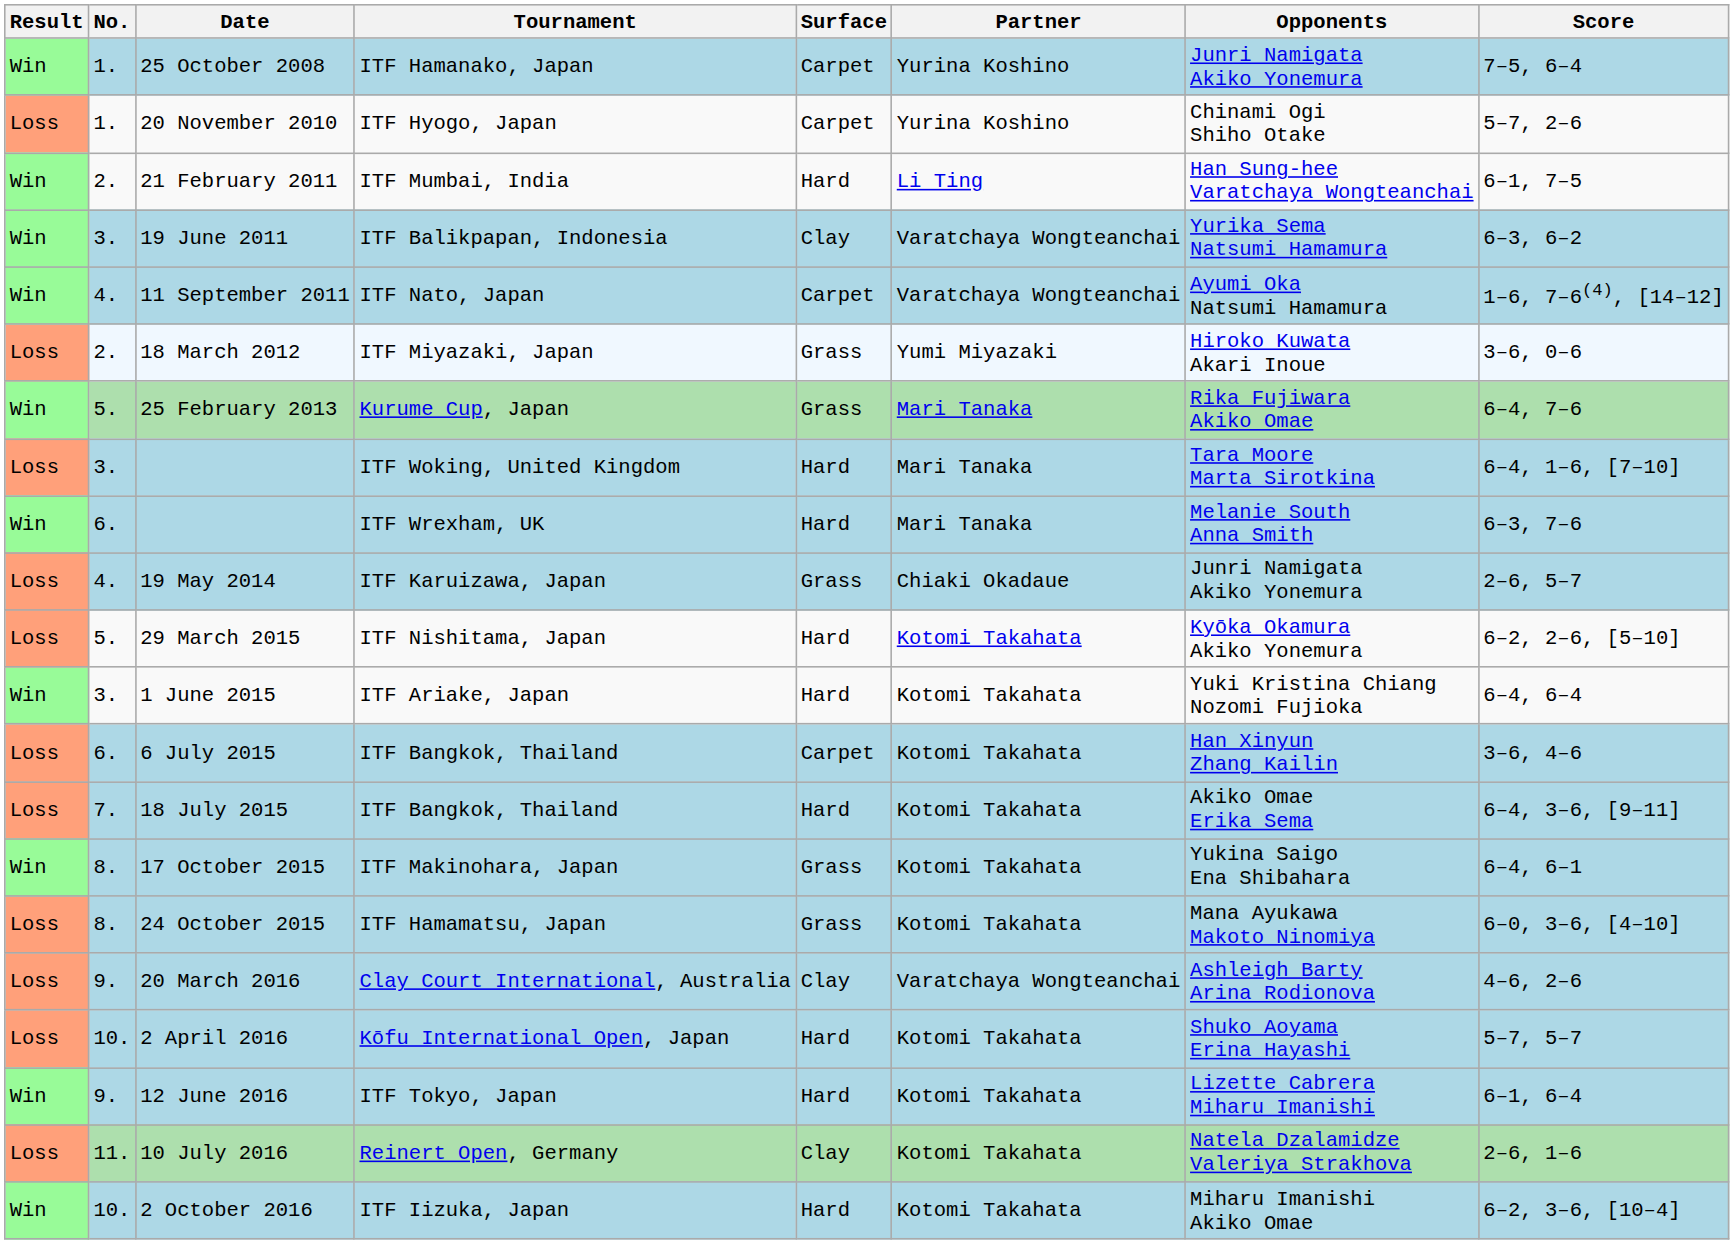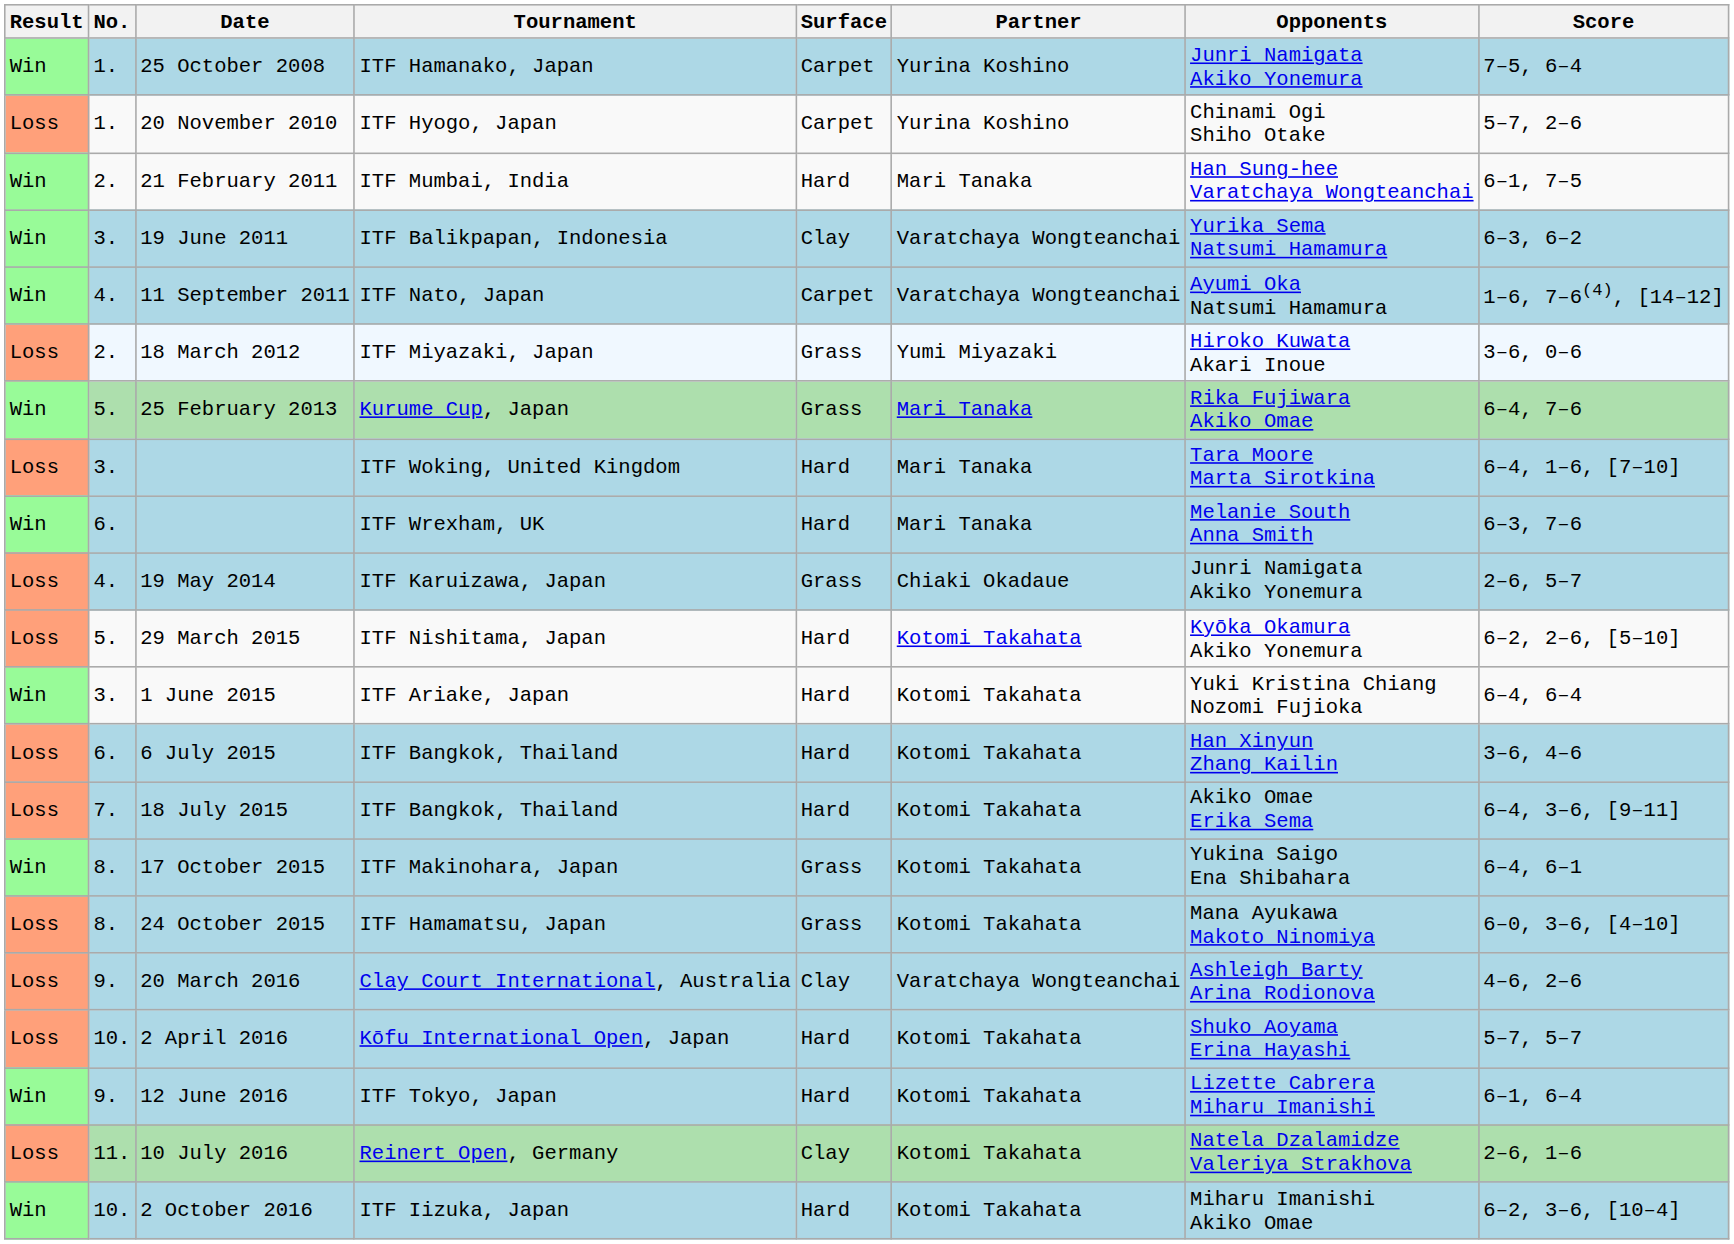(940, 181) Li Ting -> (965, 181) Mari Tanaka
(838, 753) Carpet -> (825, 753) Hard
